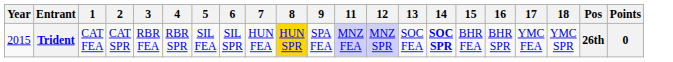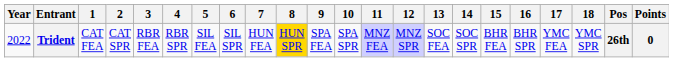+ column: (348, 13)
(19, 39) 2015 -> (19, 39) 2022
(441, 39) bold -> (467, 39) normal
